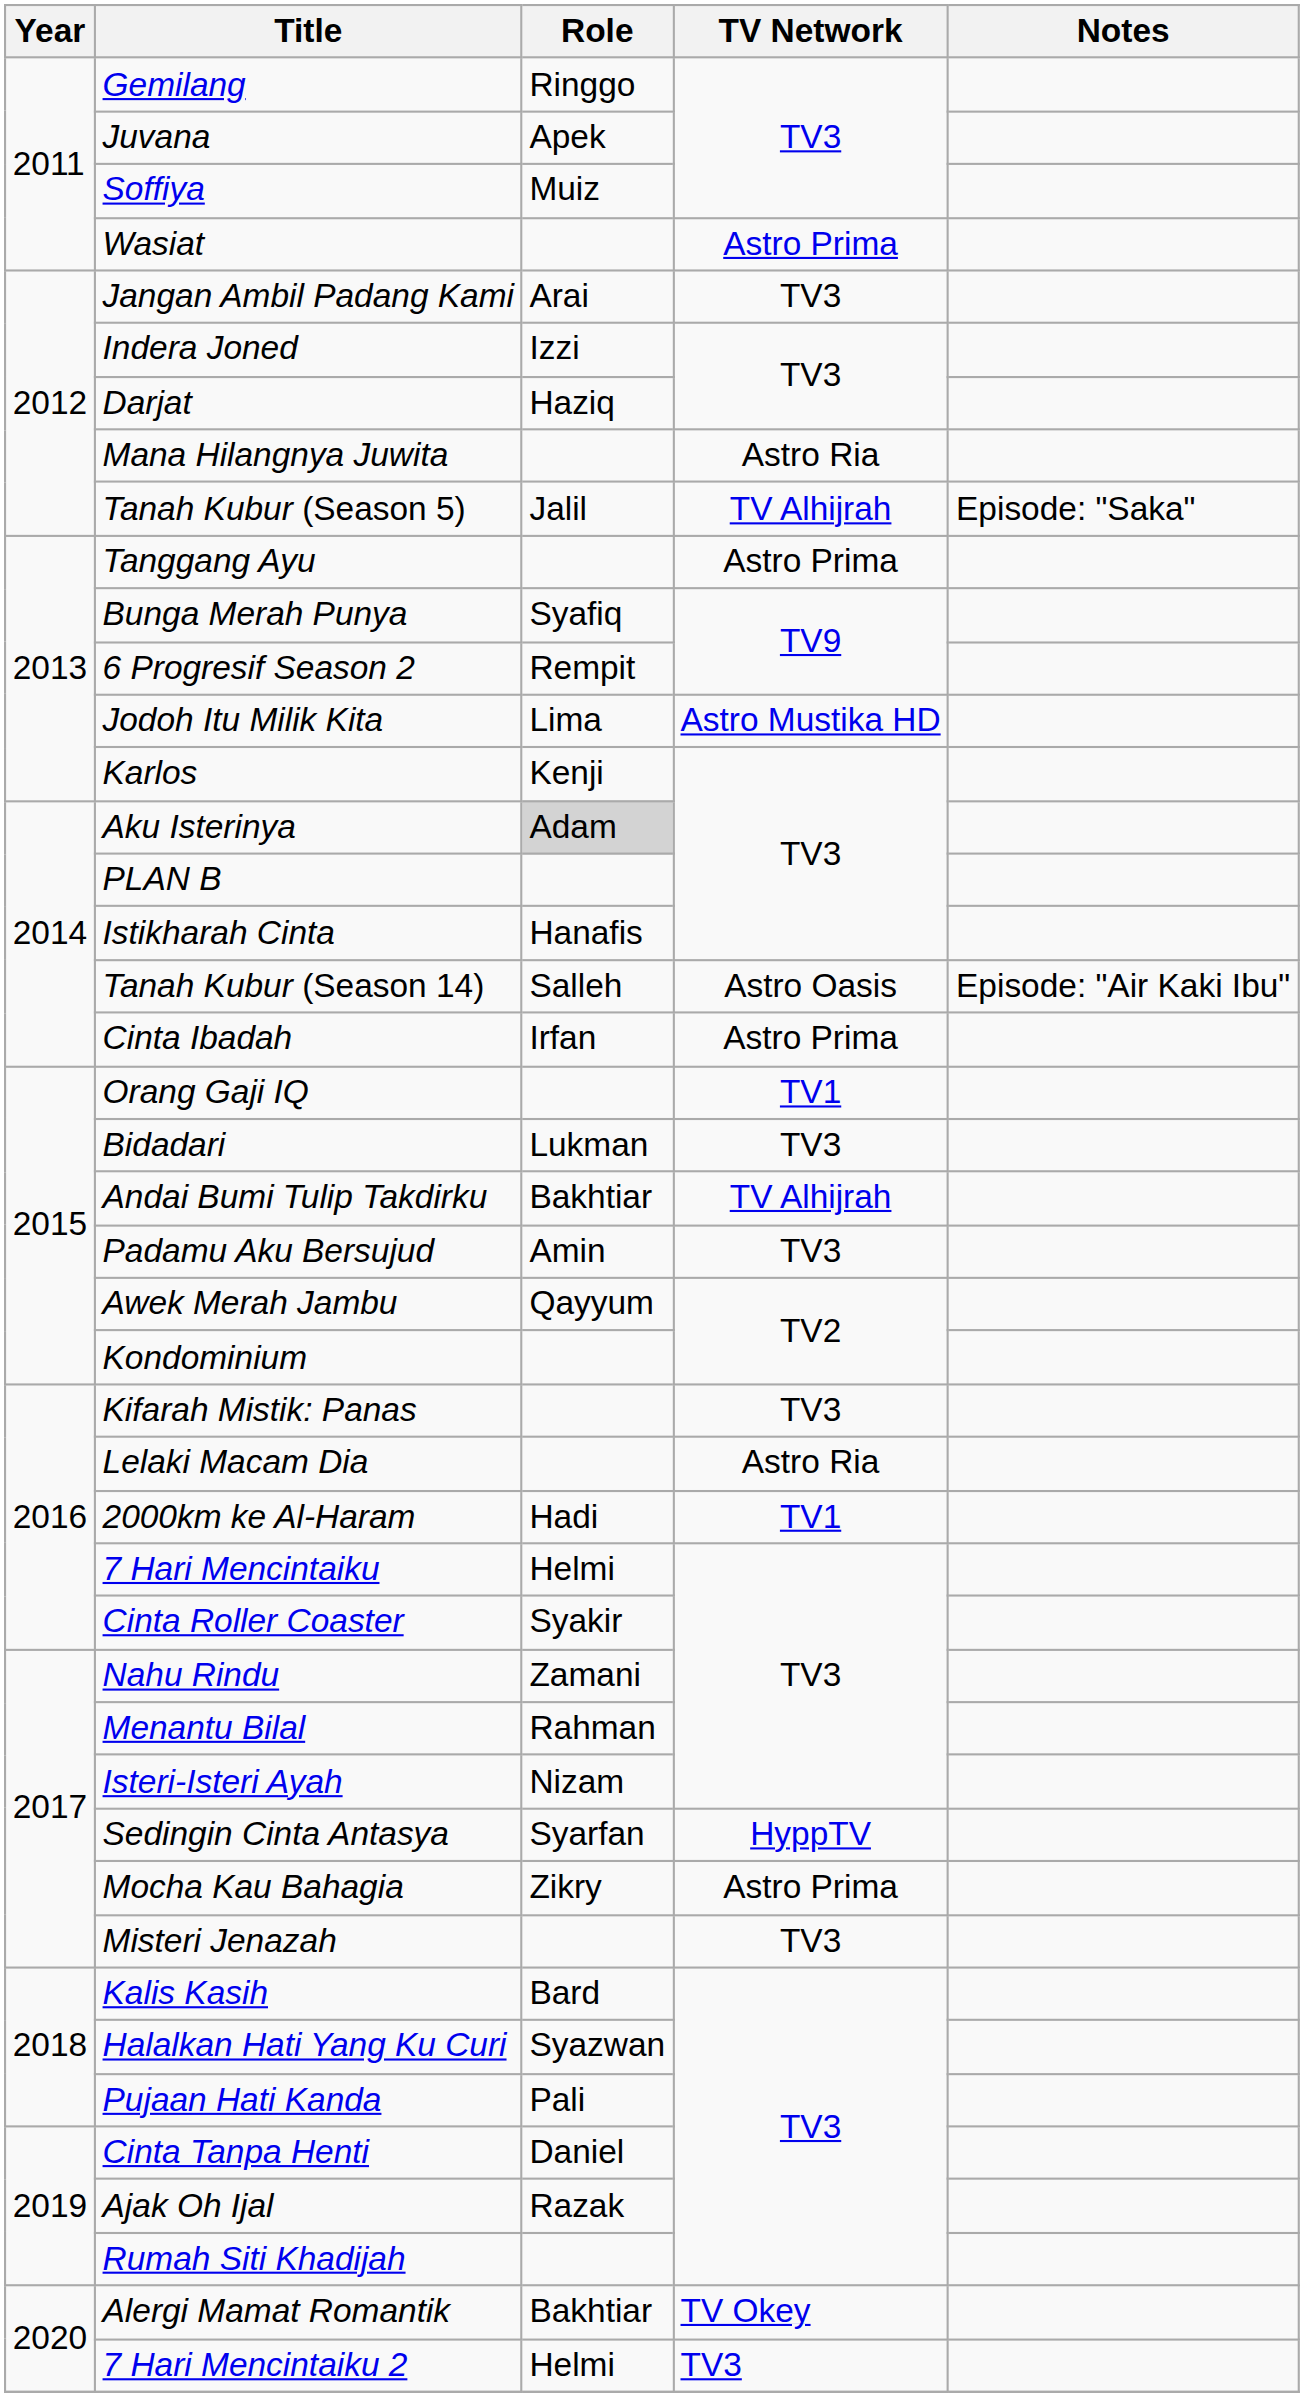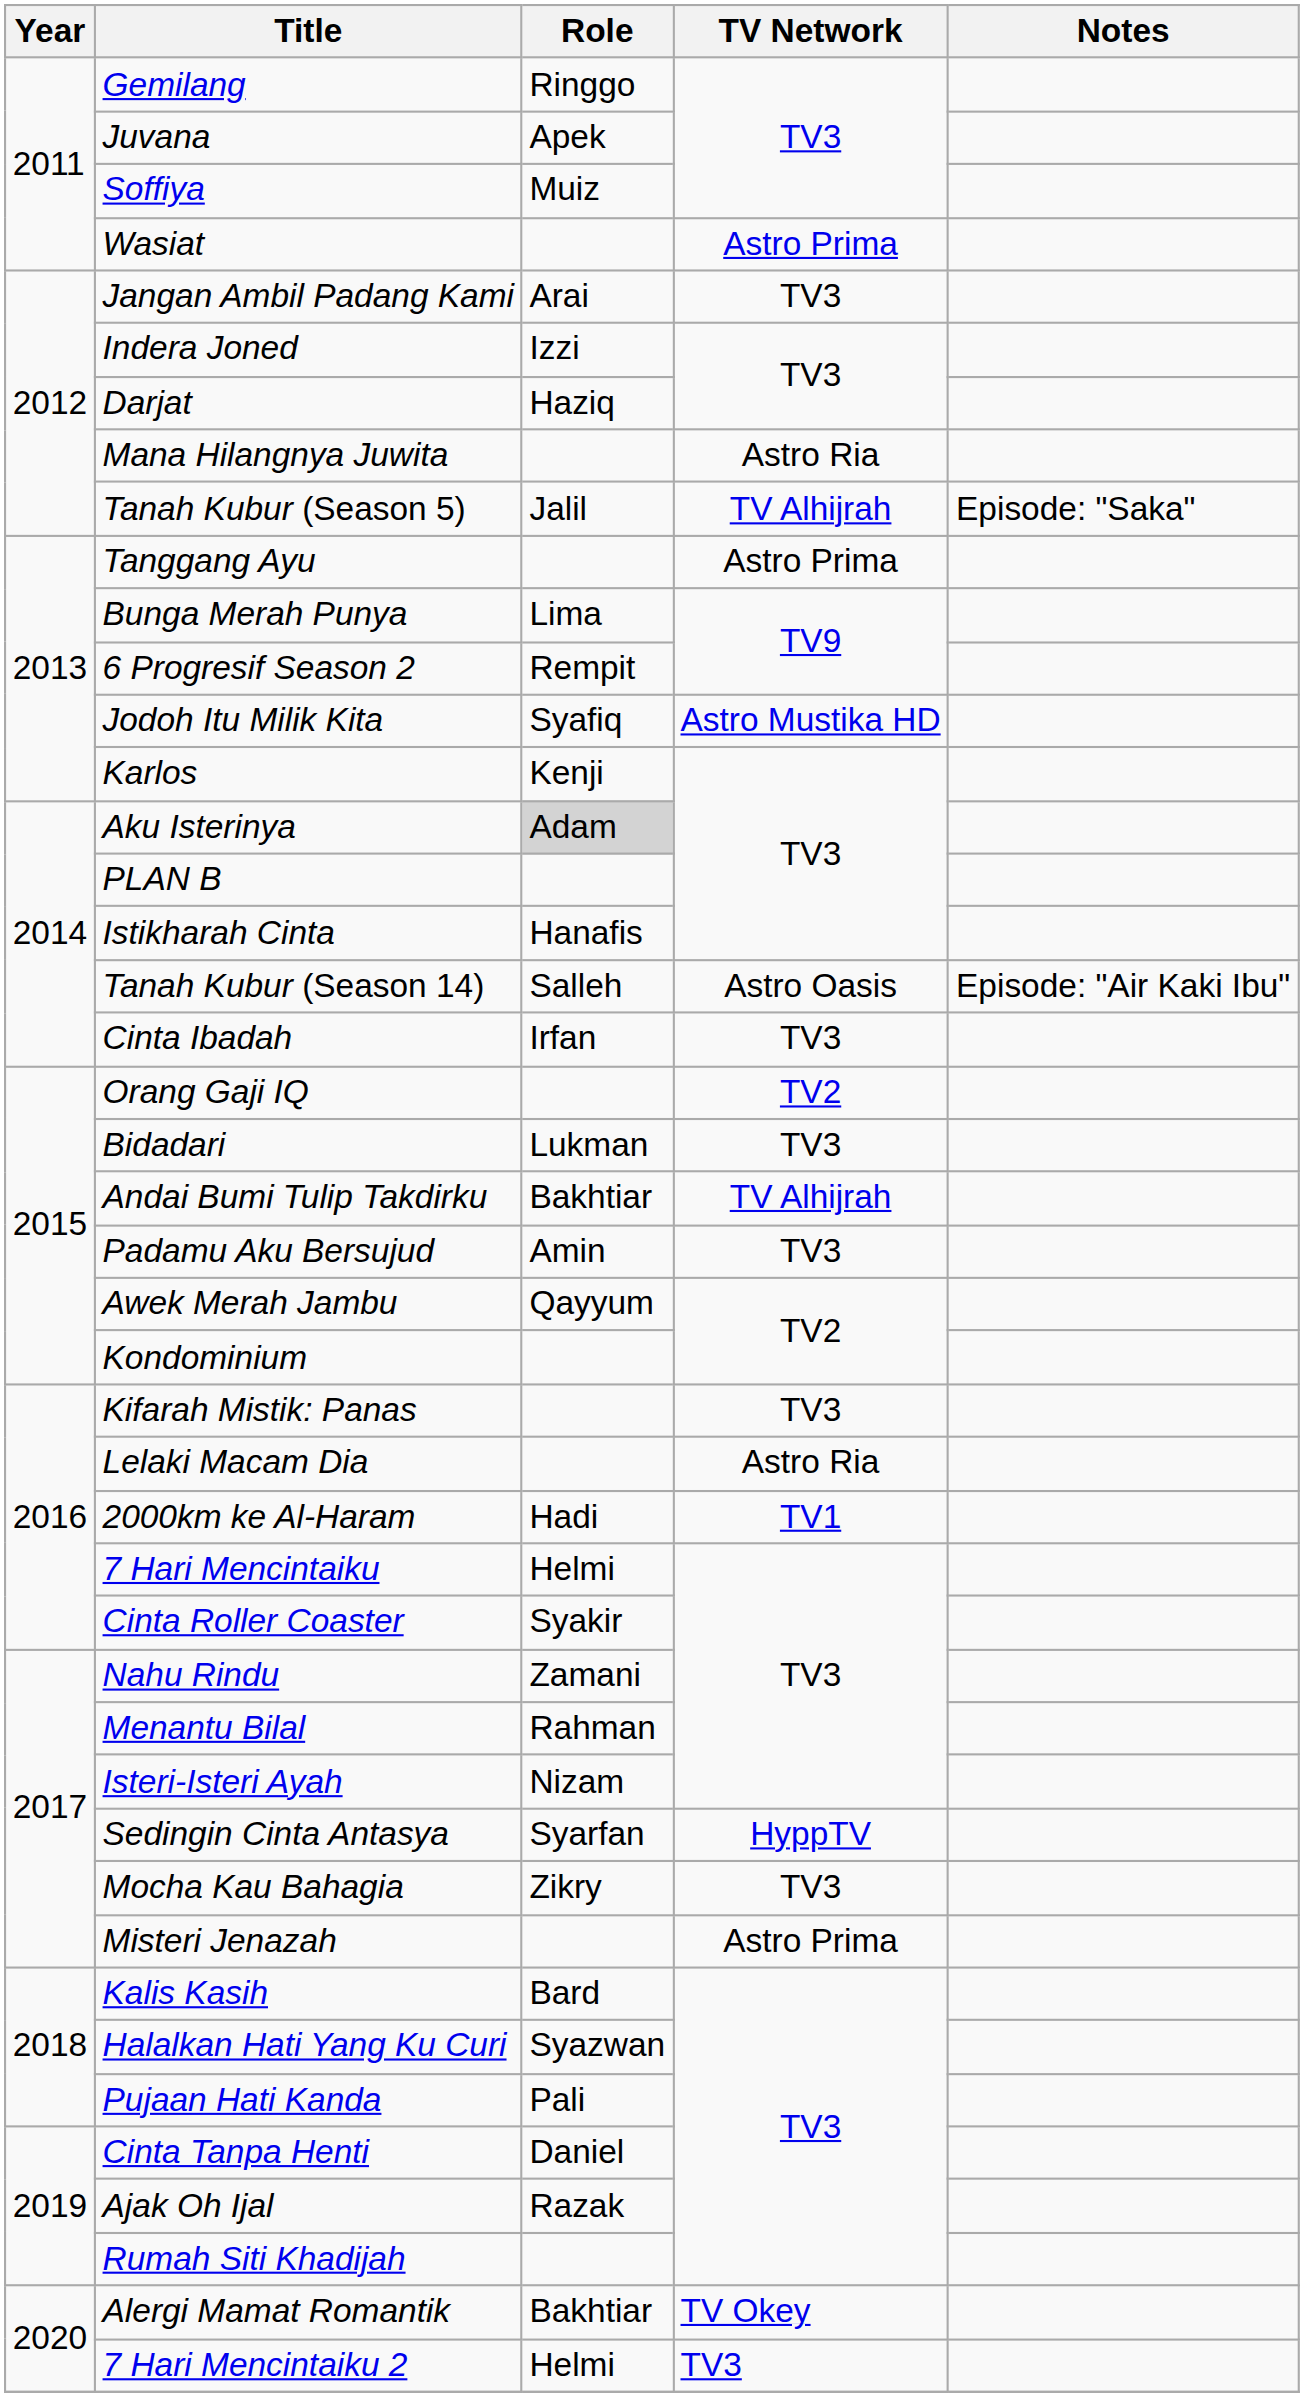(576, 614) Syafiq -> (566, 614) Lima
(566, 720) Lima -> (576, 720) Syafiq
(811, 1038) Astro Prima -> (811, 1038) TV3
(811, 1091) TV1 -> (811, 1091) TV2
(811, 1887) Astro Prima -> (811, 1887) TV3
(811, 1940) TV3 -> (811, 1940) Astro Prima
